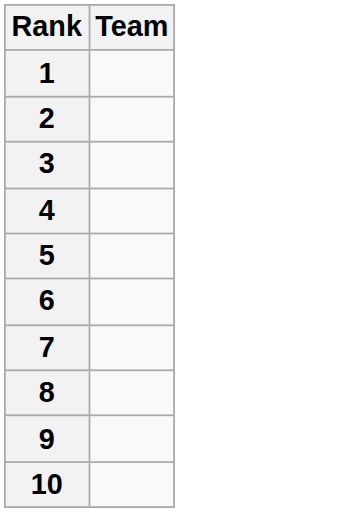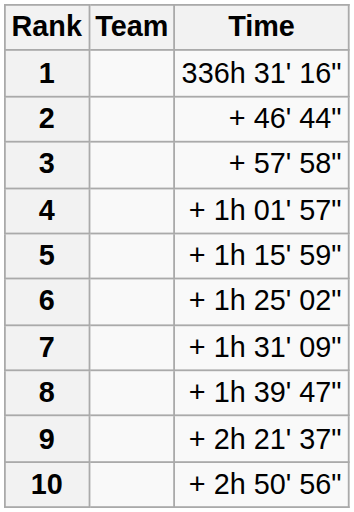+ column: (262, 27)
